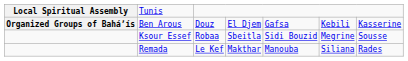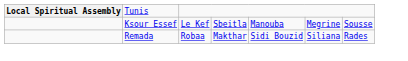- row: (160, 24)
(207, 37) Robaa -> (195, 24) Le Kef
(291, 37) Sidi Bouzid -> (267, 24) Manouba
(209, 50) Le Kef -> (193, 37) Robaa
(282, 50) Manouba -> (277, 37) Sidi Bouzid
